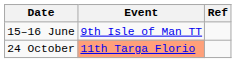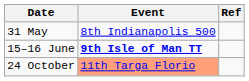+ row: (28, 31)
(141, 31) normal -> (141, 49) bold
